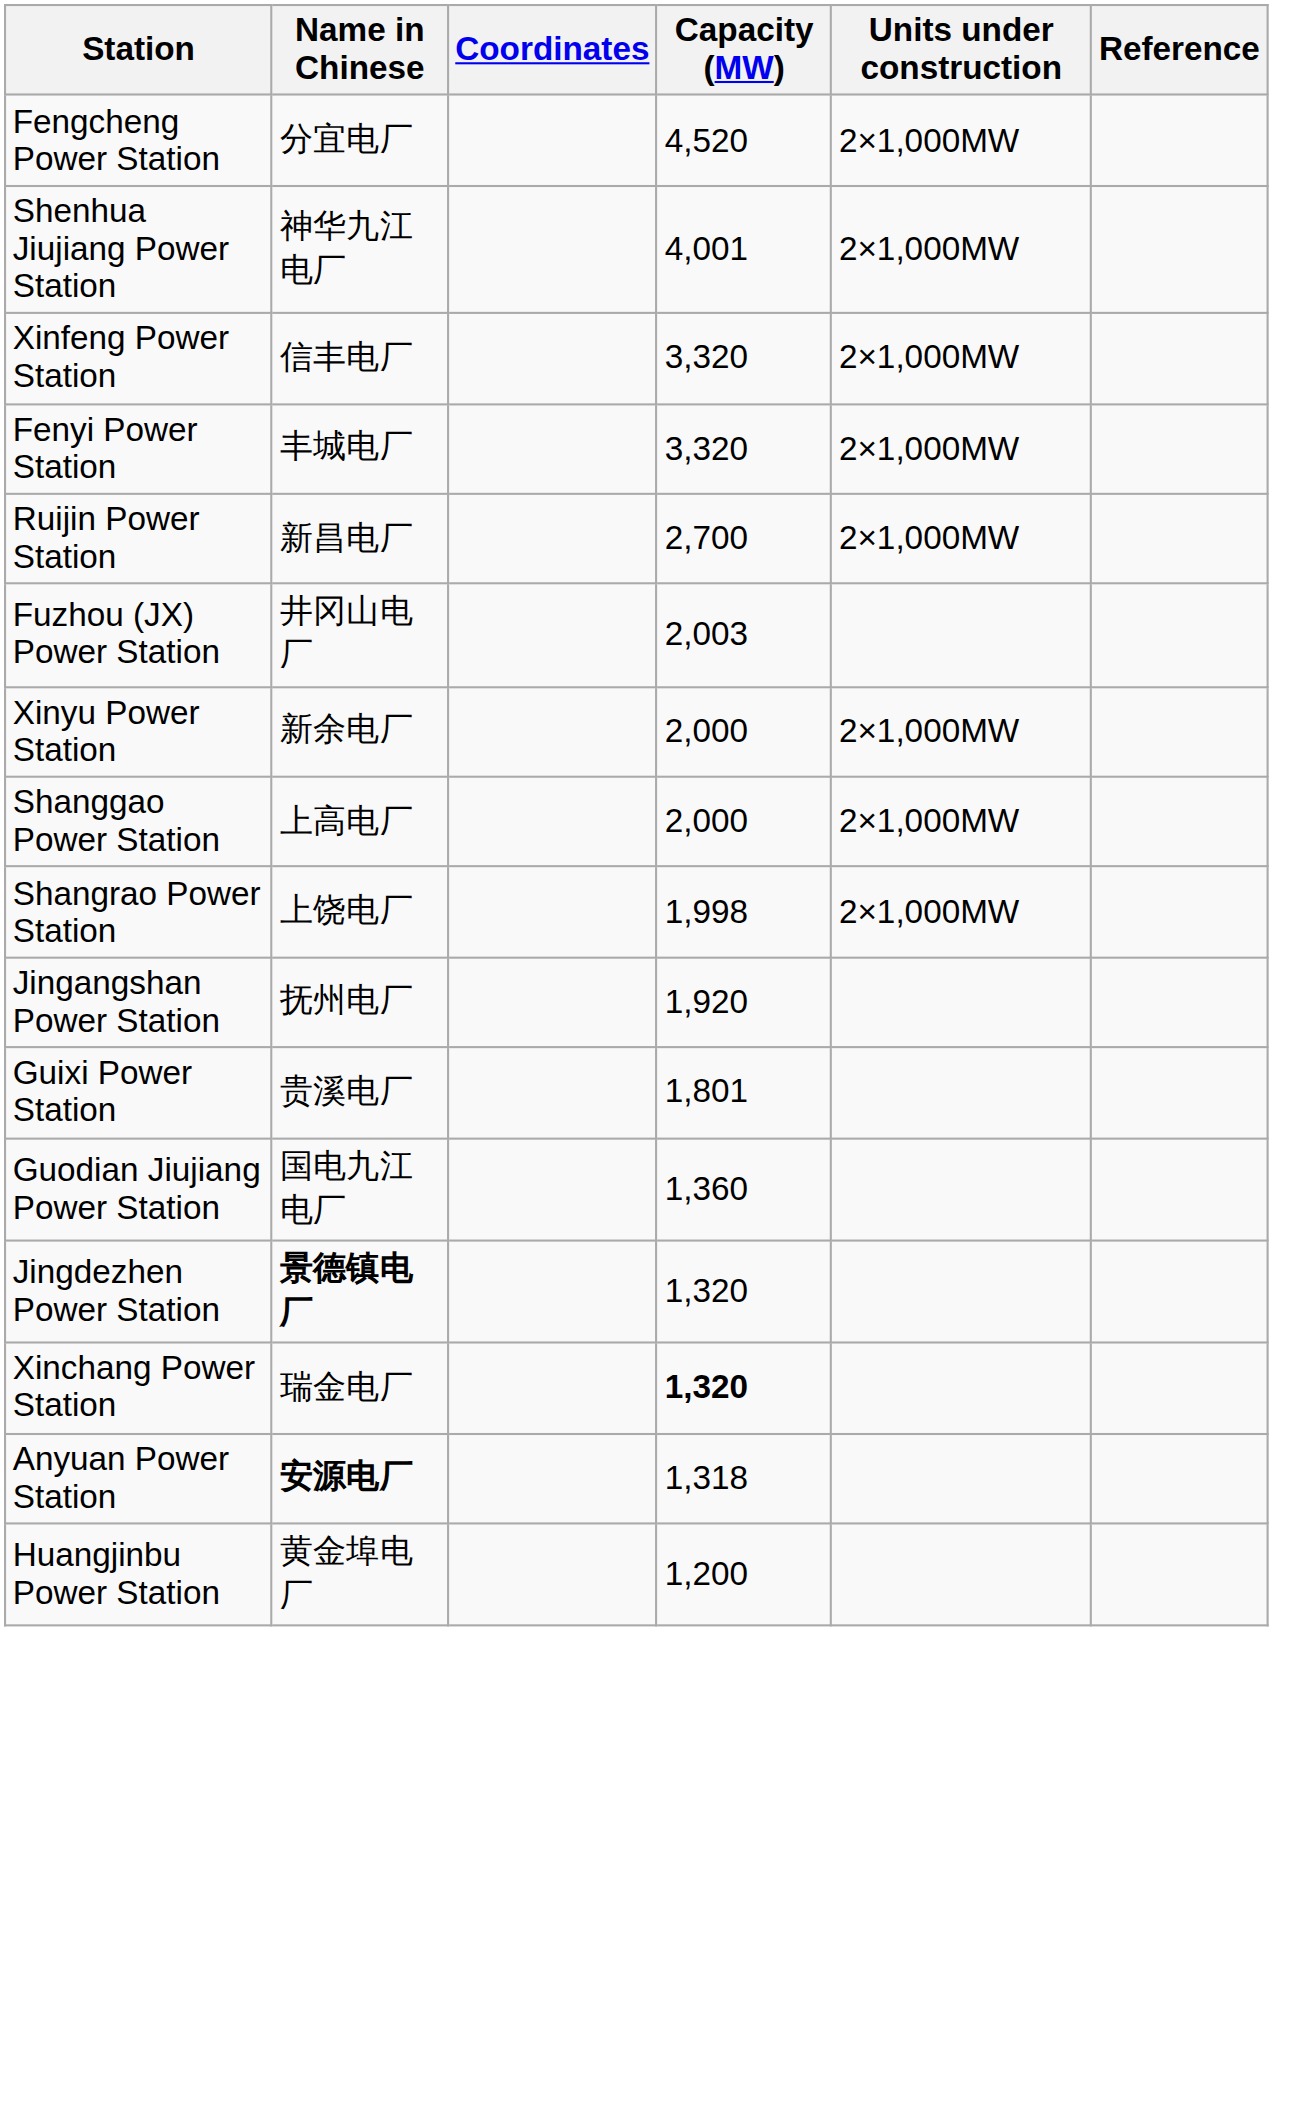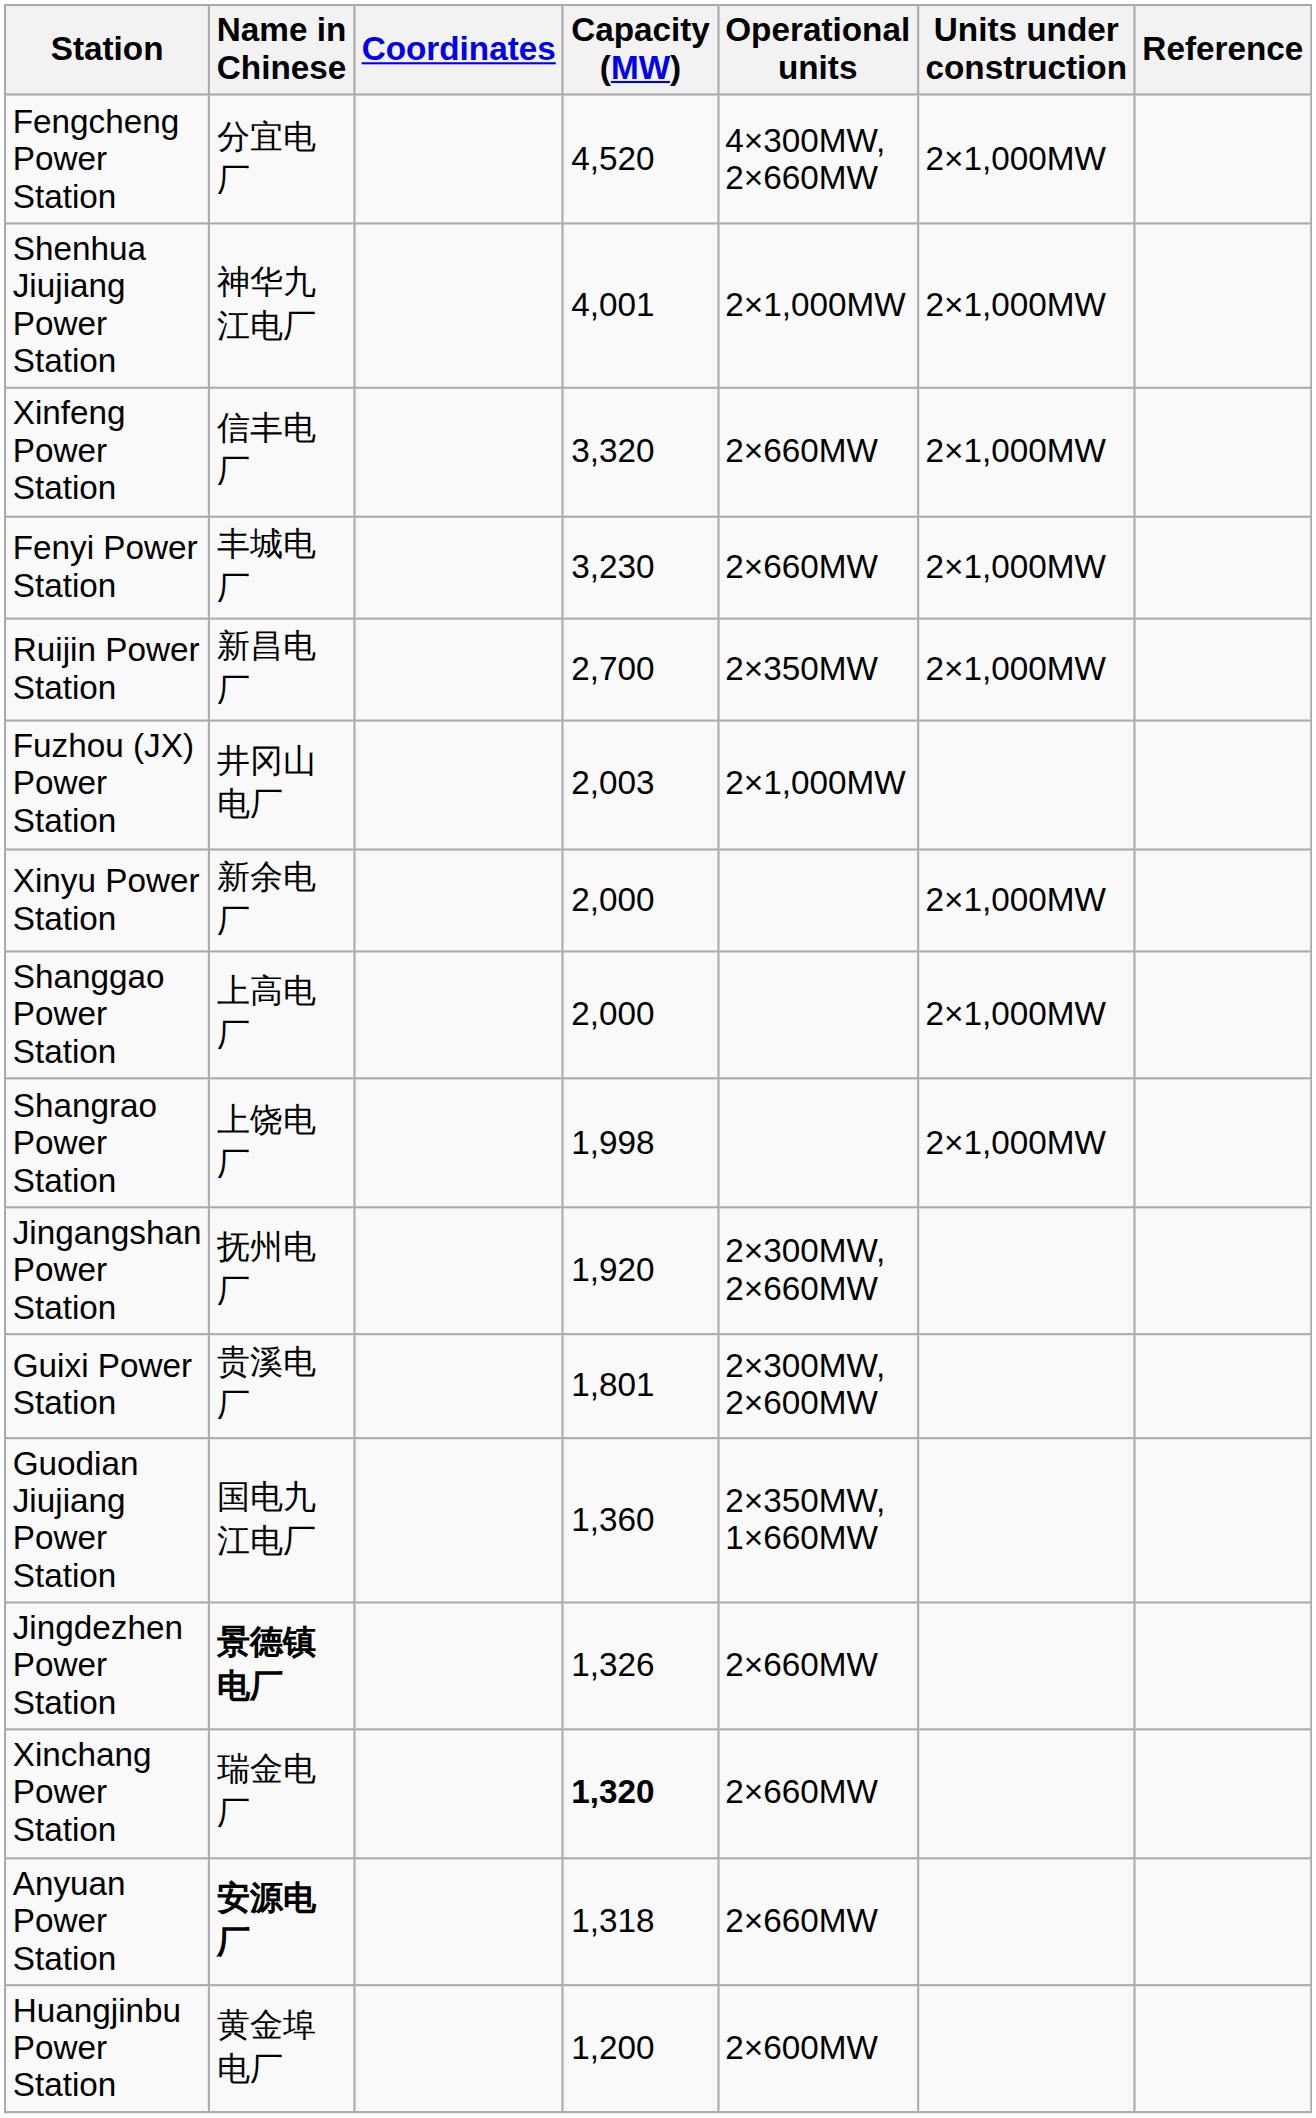+ column: (818, 49)
(706, 447) 3,320 -> (613, 566) 3,230
(706, 1291) 1,320 -> (613, 1665) 1,326
